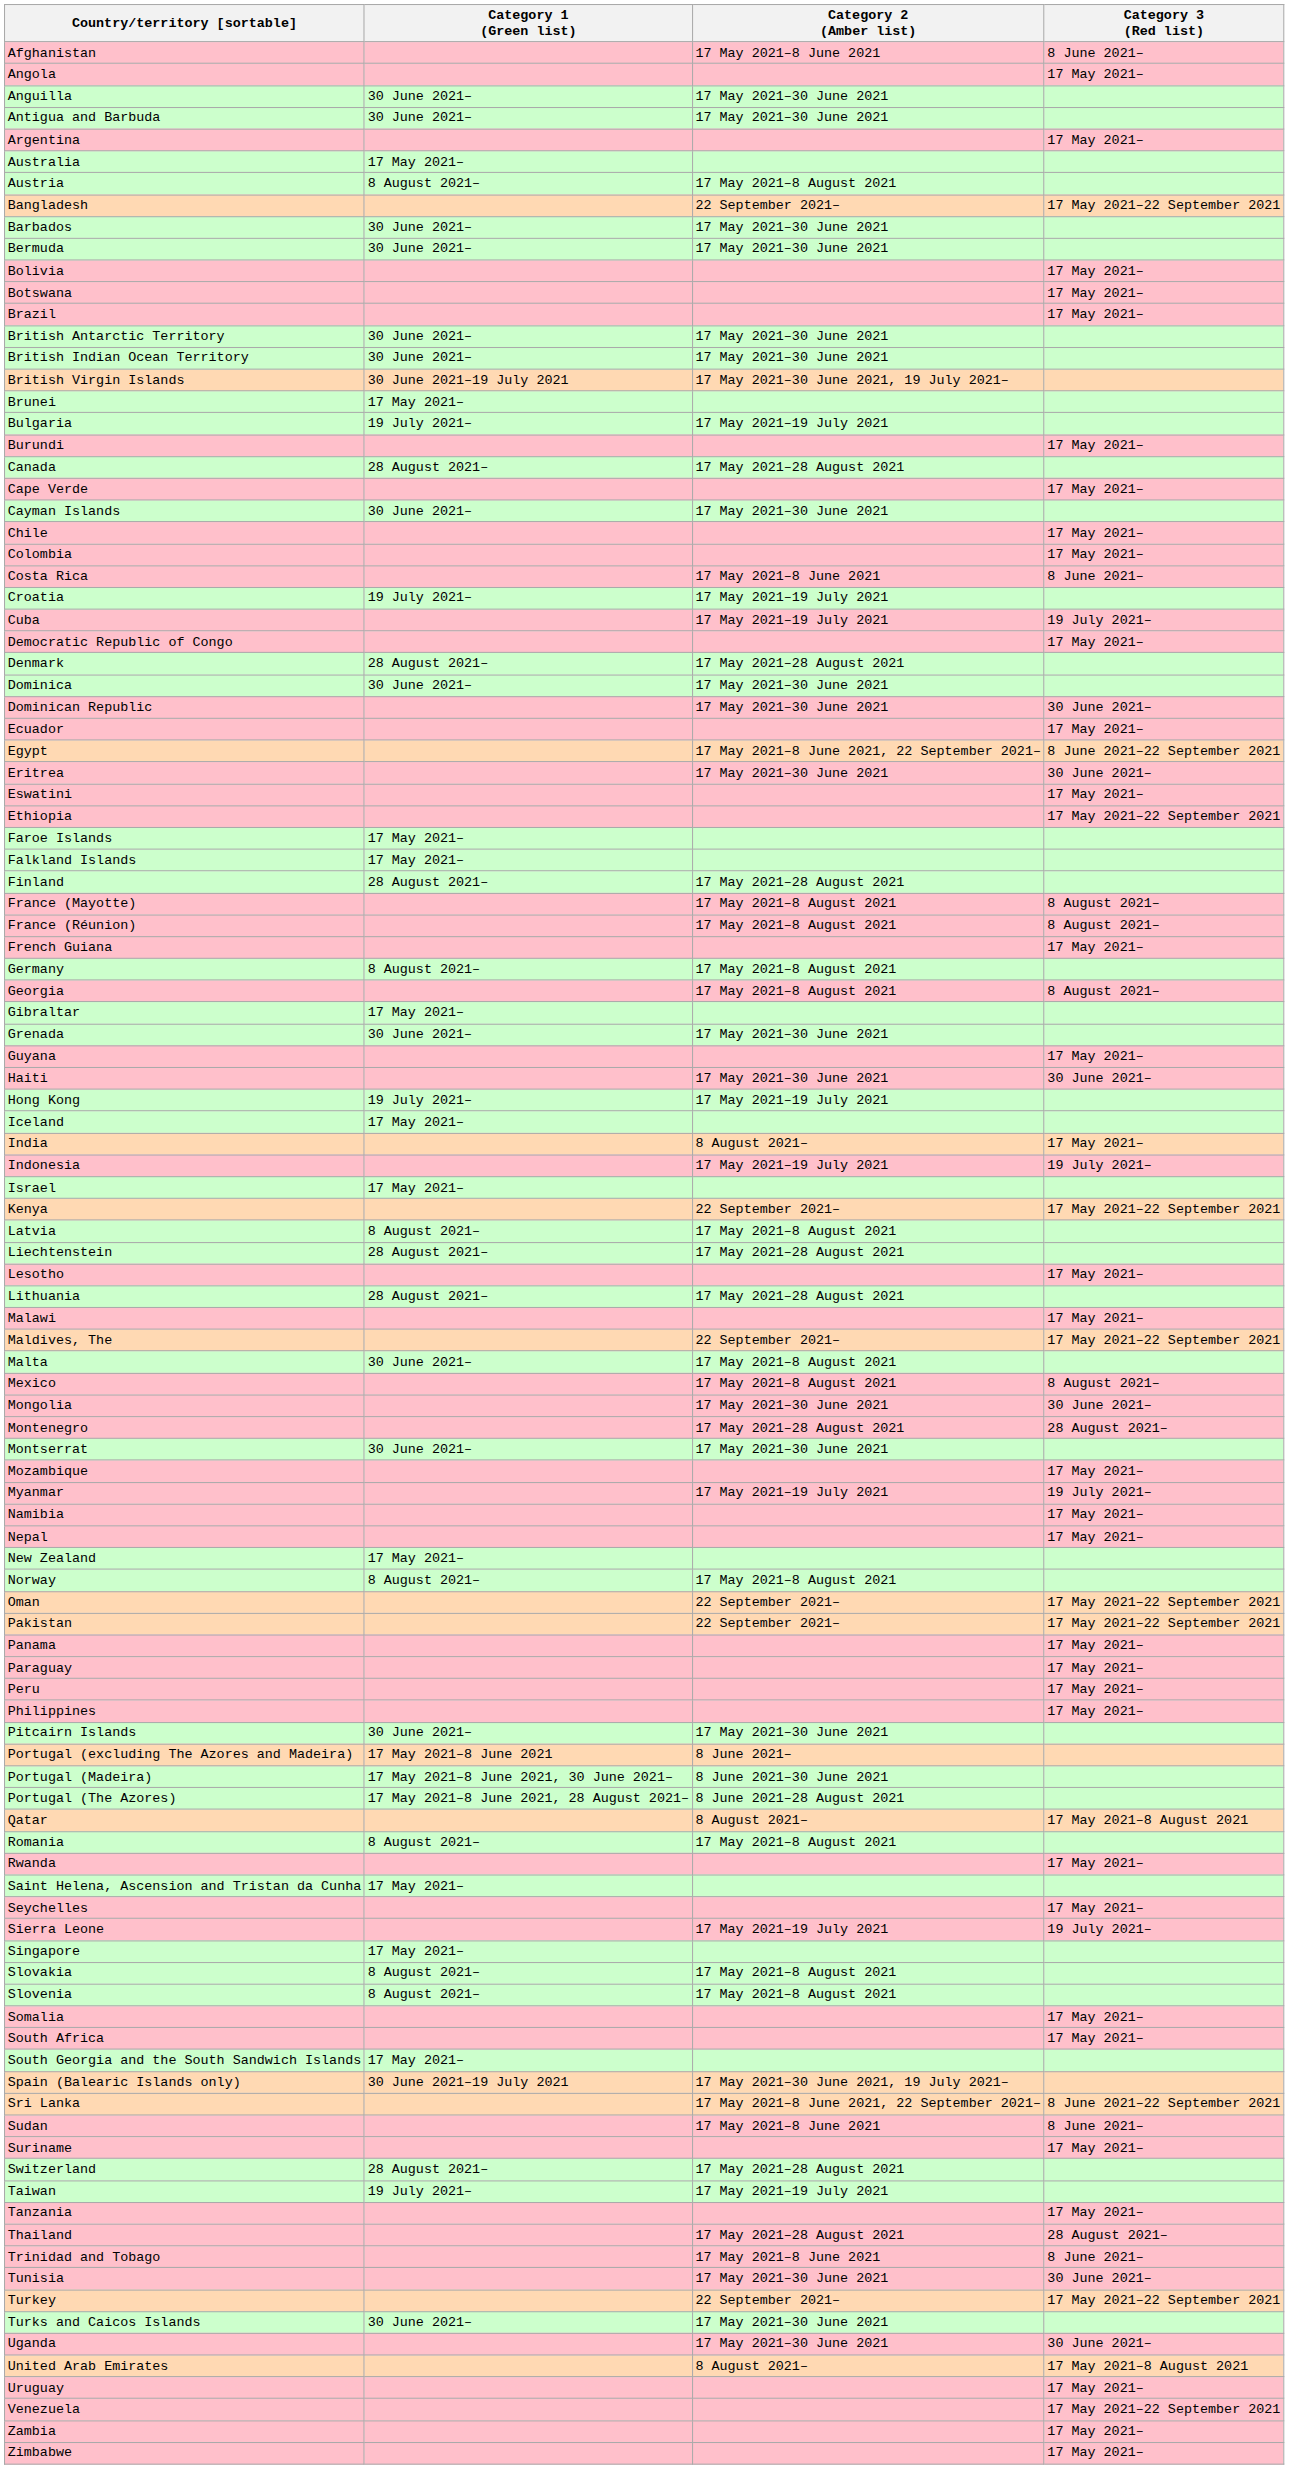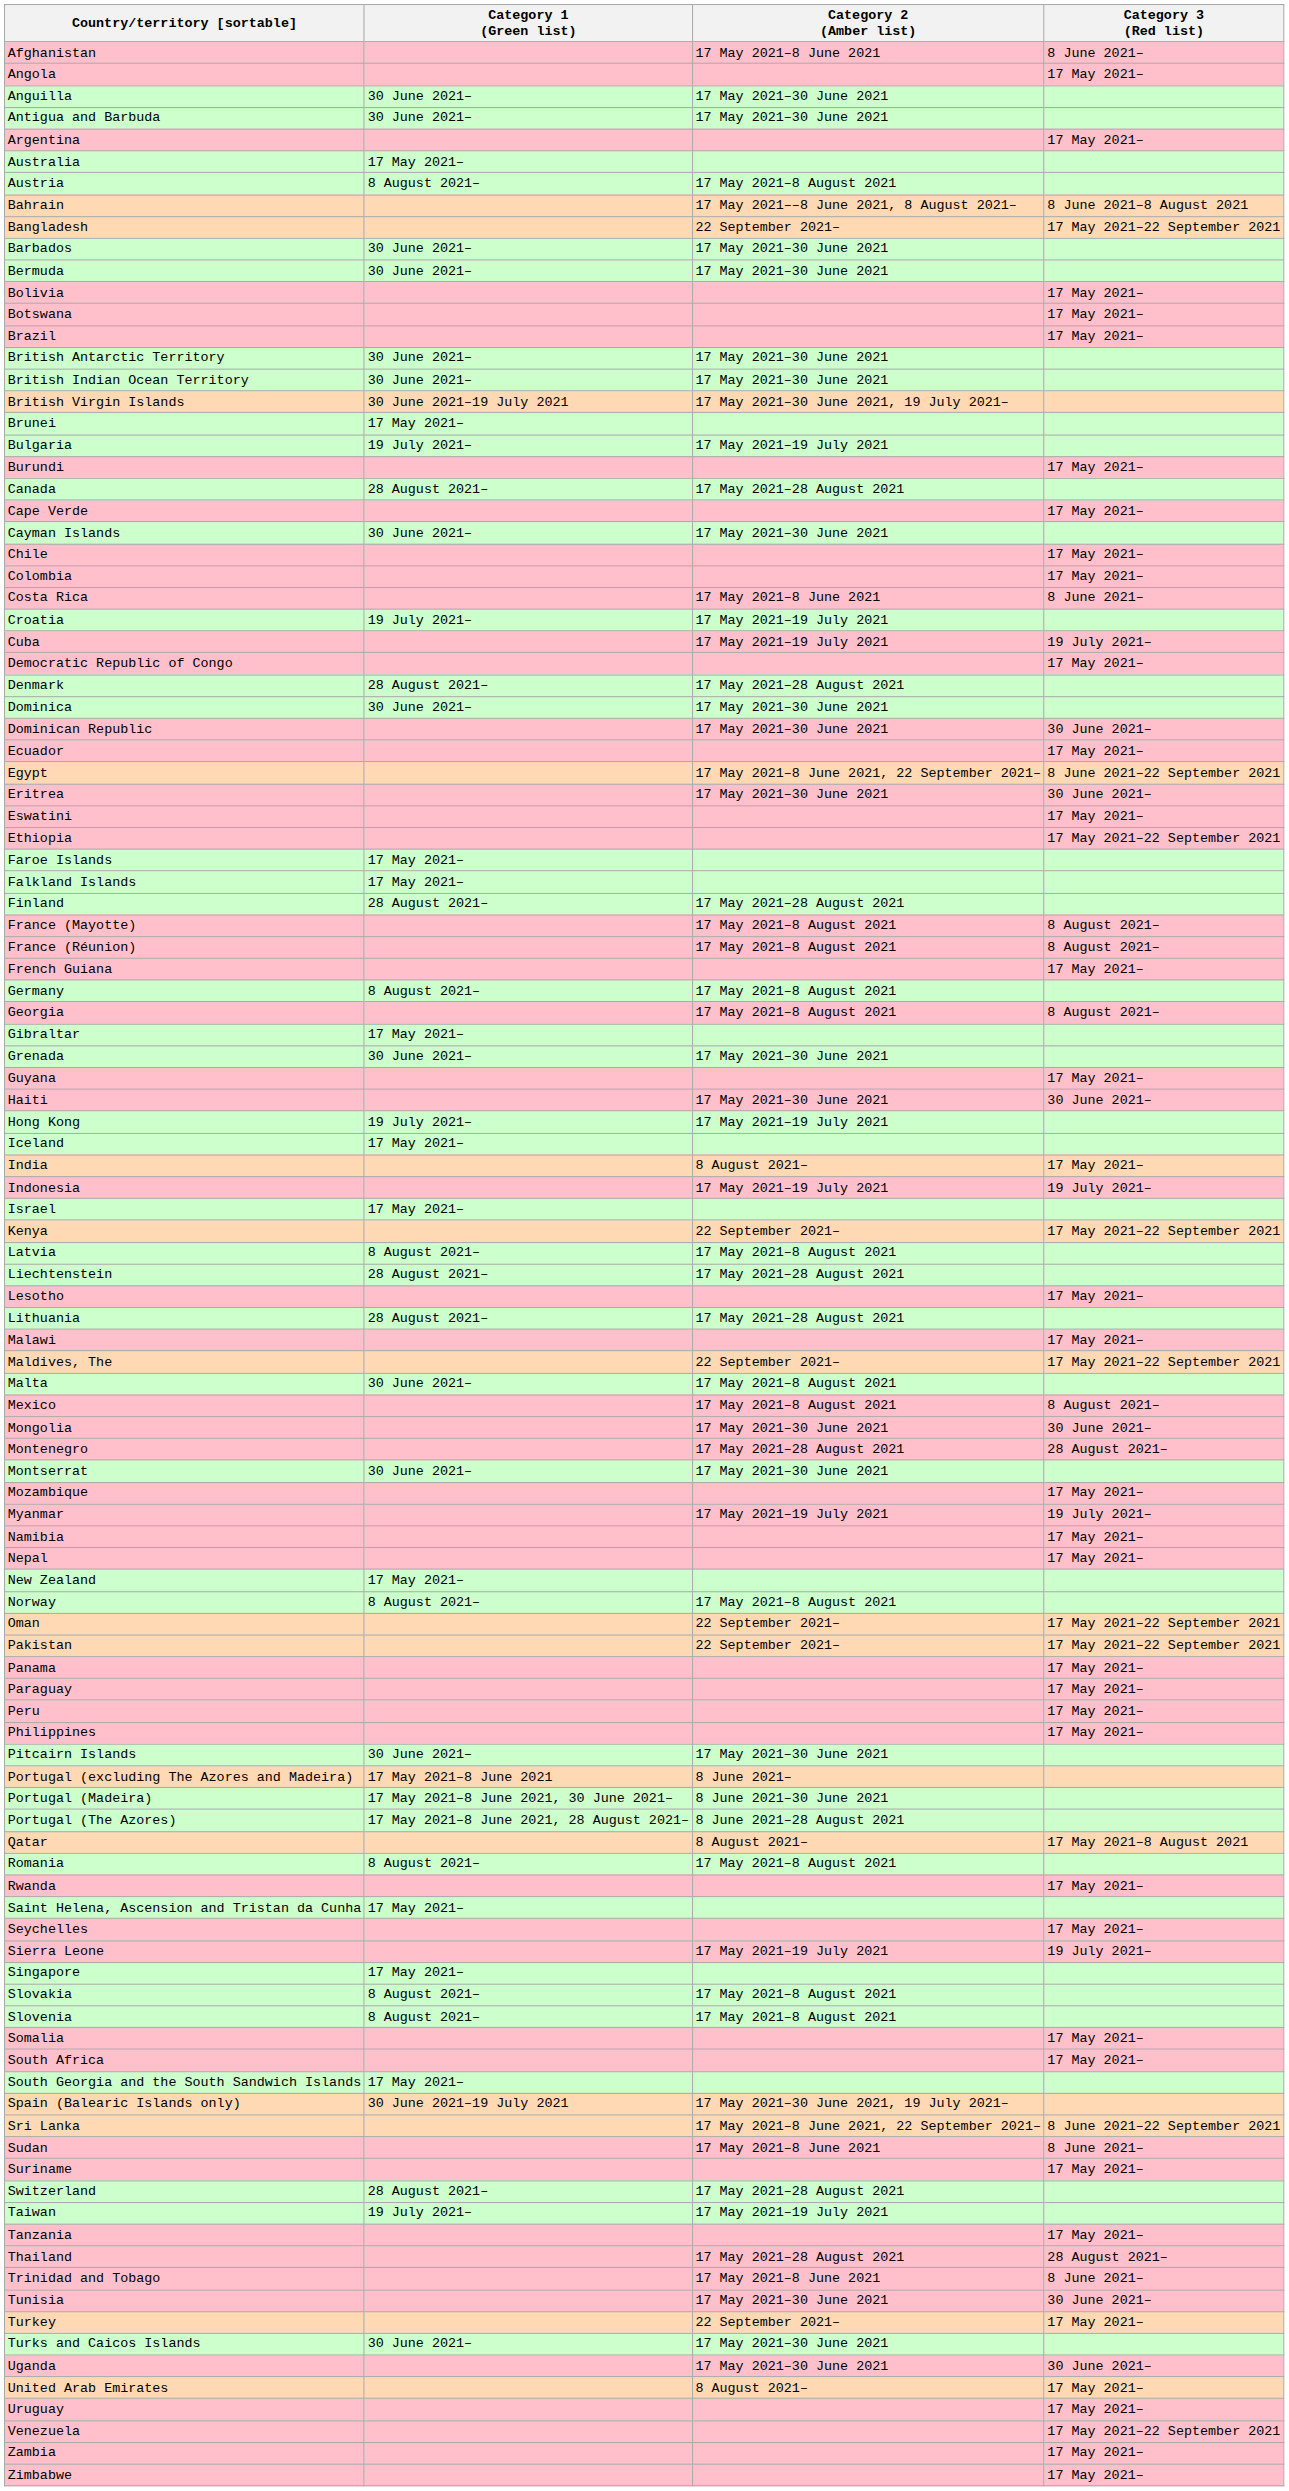+ row: (36, 205)
(1164, 2300) 17 May 2021–22 September 2021 -> (1096, 2322) 17 May 2021–
(1148, 2366) 17 May 2021–8 August 2021 -> (1096, 2388) 17 May 2021–
